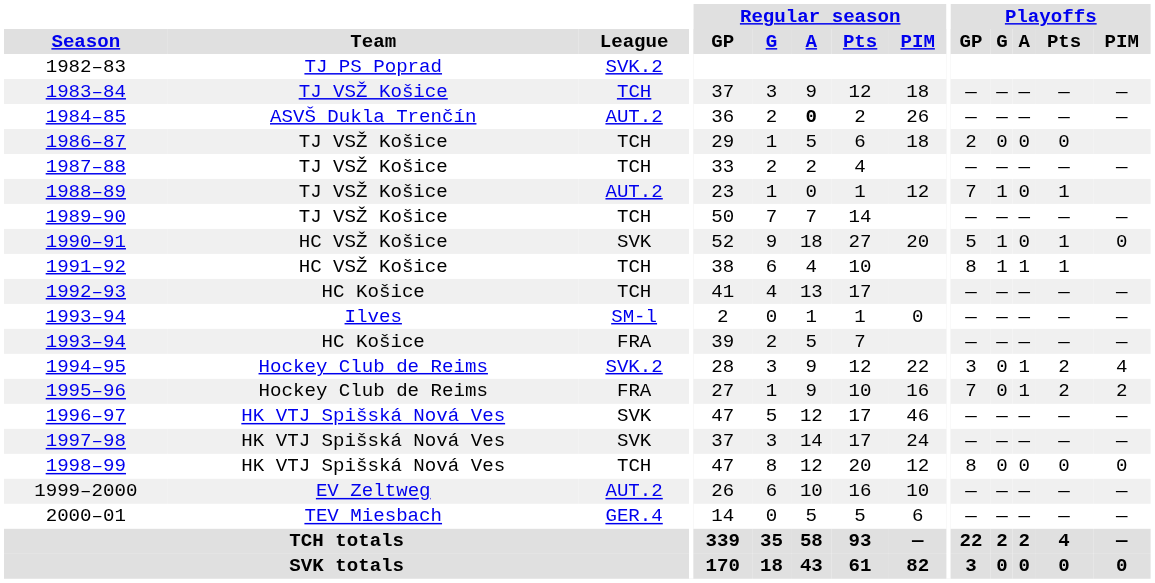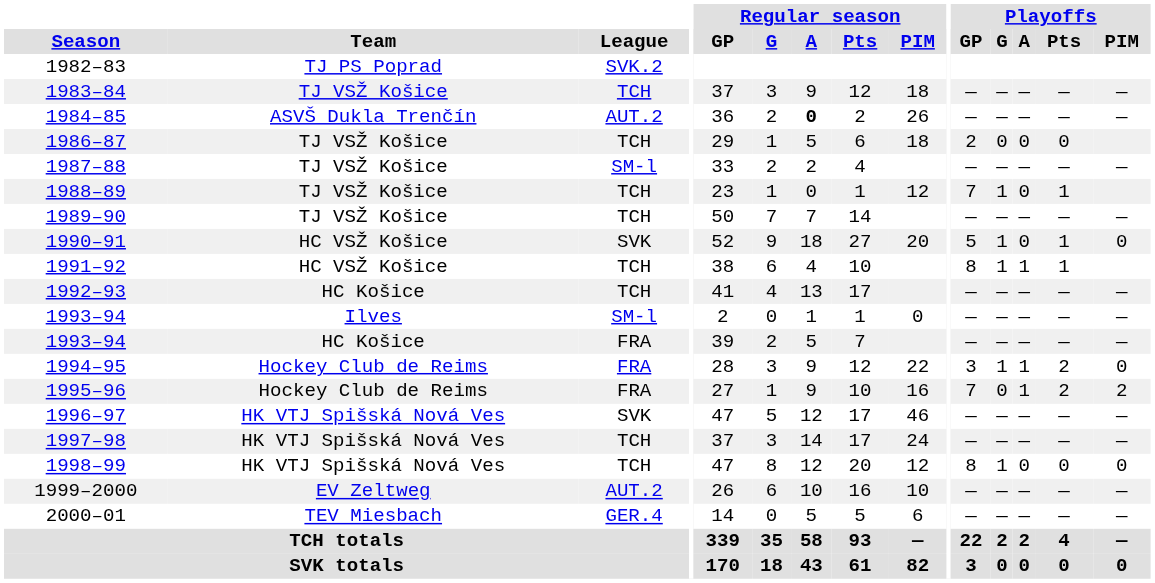(634, 166) TCH -> (634, 166) SM-l
(634, 191) AUT.2 -> (634, 191) TCH
(634, 366) SVK.2 -> (634, 366) FRA
(1002, 366) 0 -> (1002, 366) 1
(1122, 366) 4 -> (1122, 366) 0
(634, 441) SVK -> (634, 441) TCH
(1002, 466) 0 -> (1002, 466) 1
